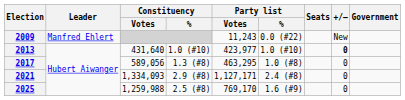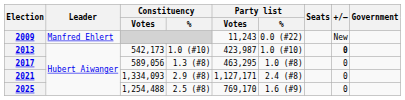(148, 50) 431,640 -> (148, 50) 542,173
(240, 50) 423,977 -> (240, 50) 423,987
(143, 89) 1,259,988 -> (143, 89) 1,254,488
